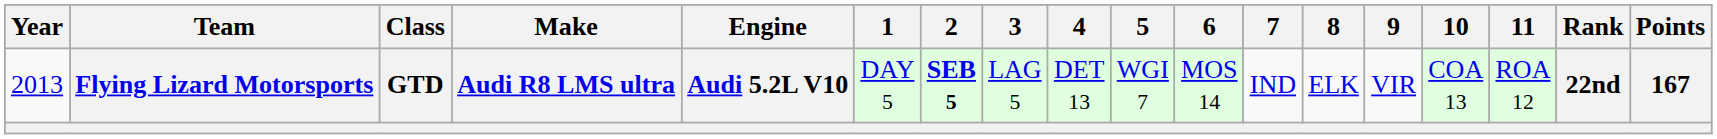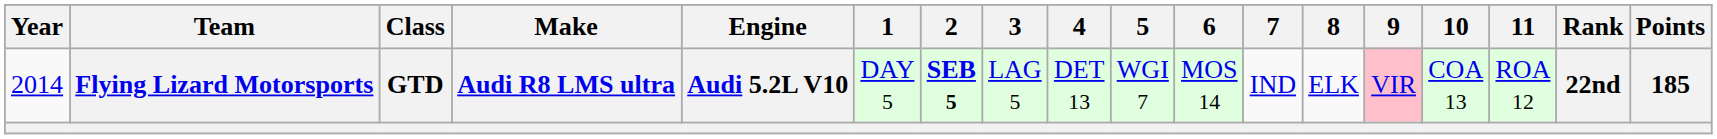(37, 84) 2013 -> (37, 84) 2014
(1394, 84) no background -> (1394, 84) pink background
(1670, 84) 167 -> (1670, 84) 185
